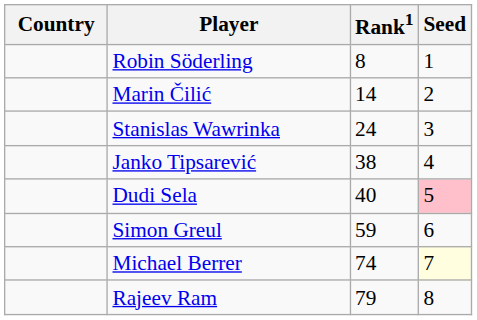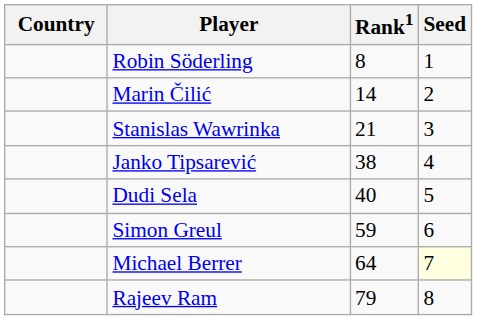(366, 128) 24 -> (366, 128) 21
(429, 195) pink background -> (429, 195) no background
(366, 263) 74 -> (366, 263) 64
